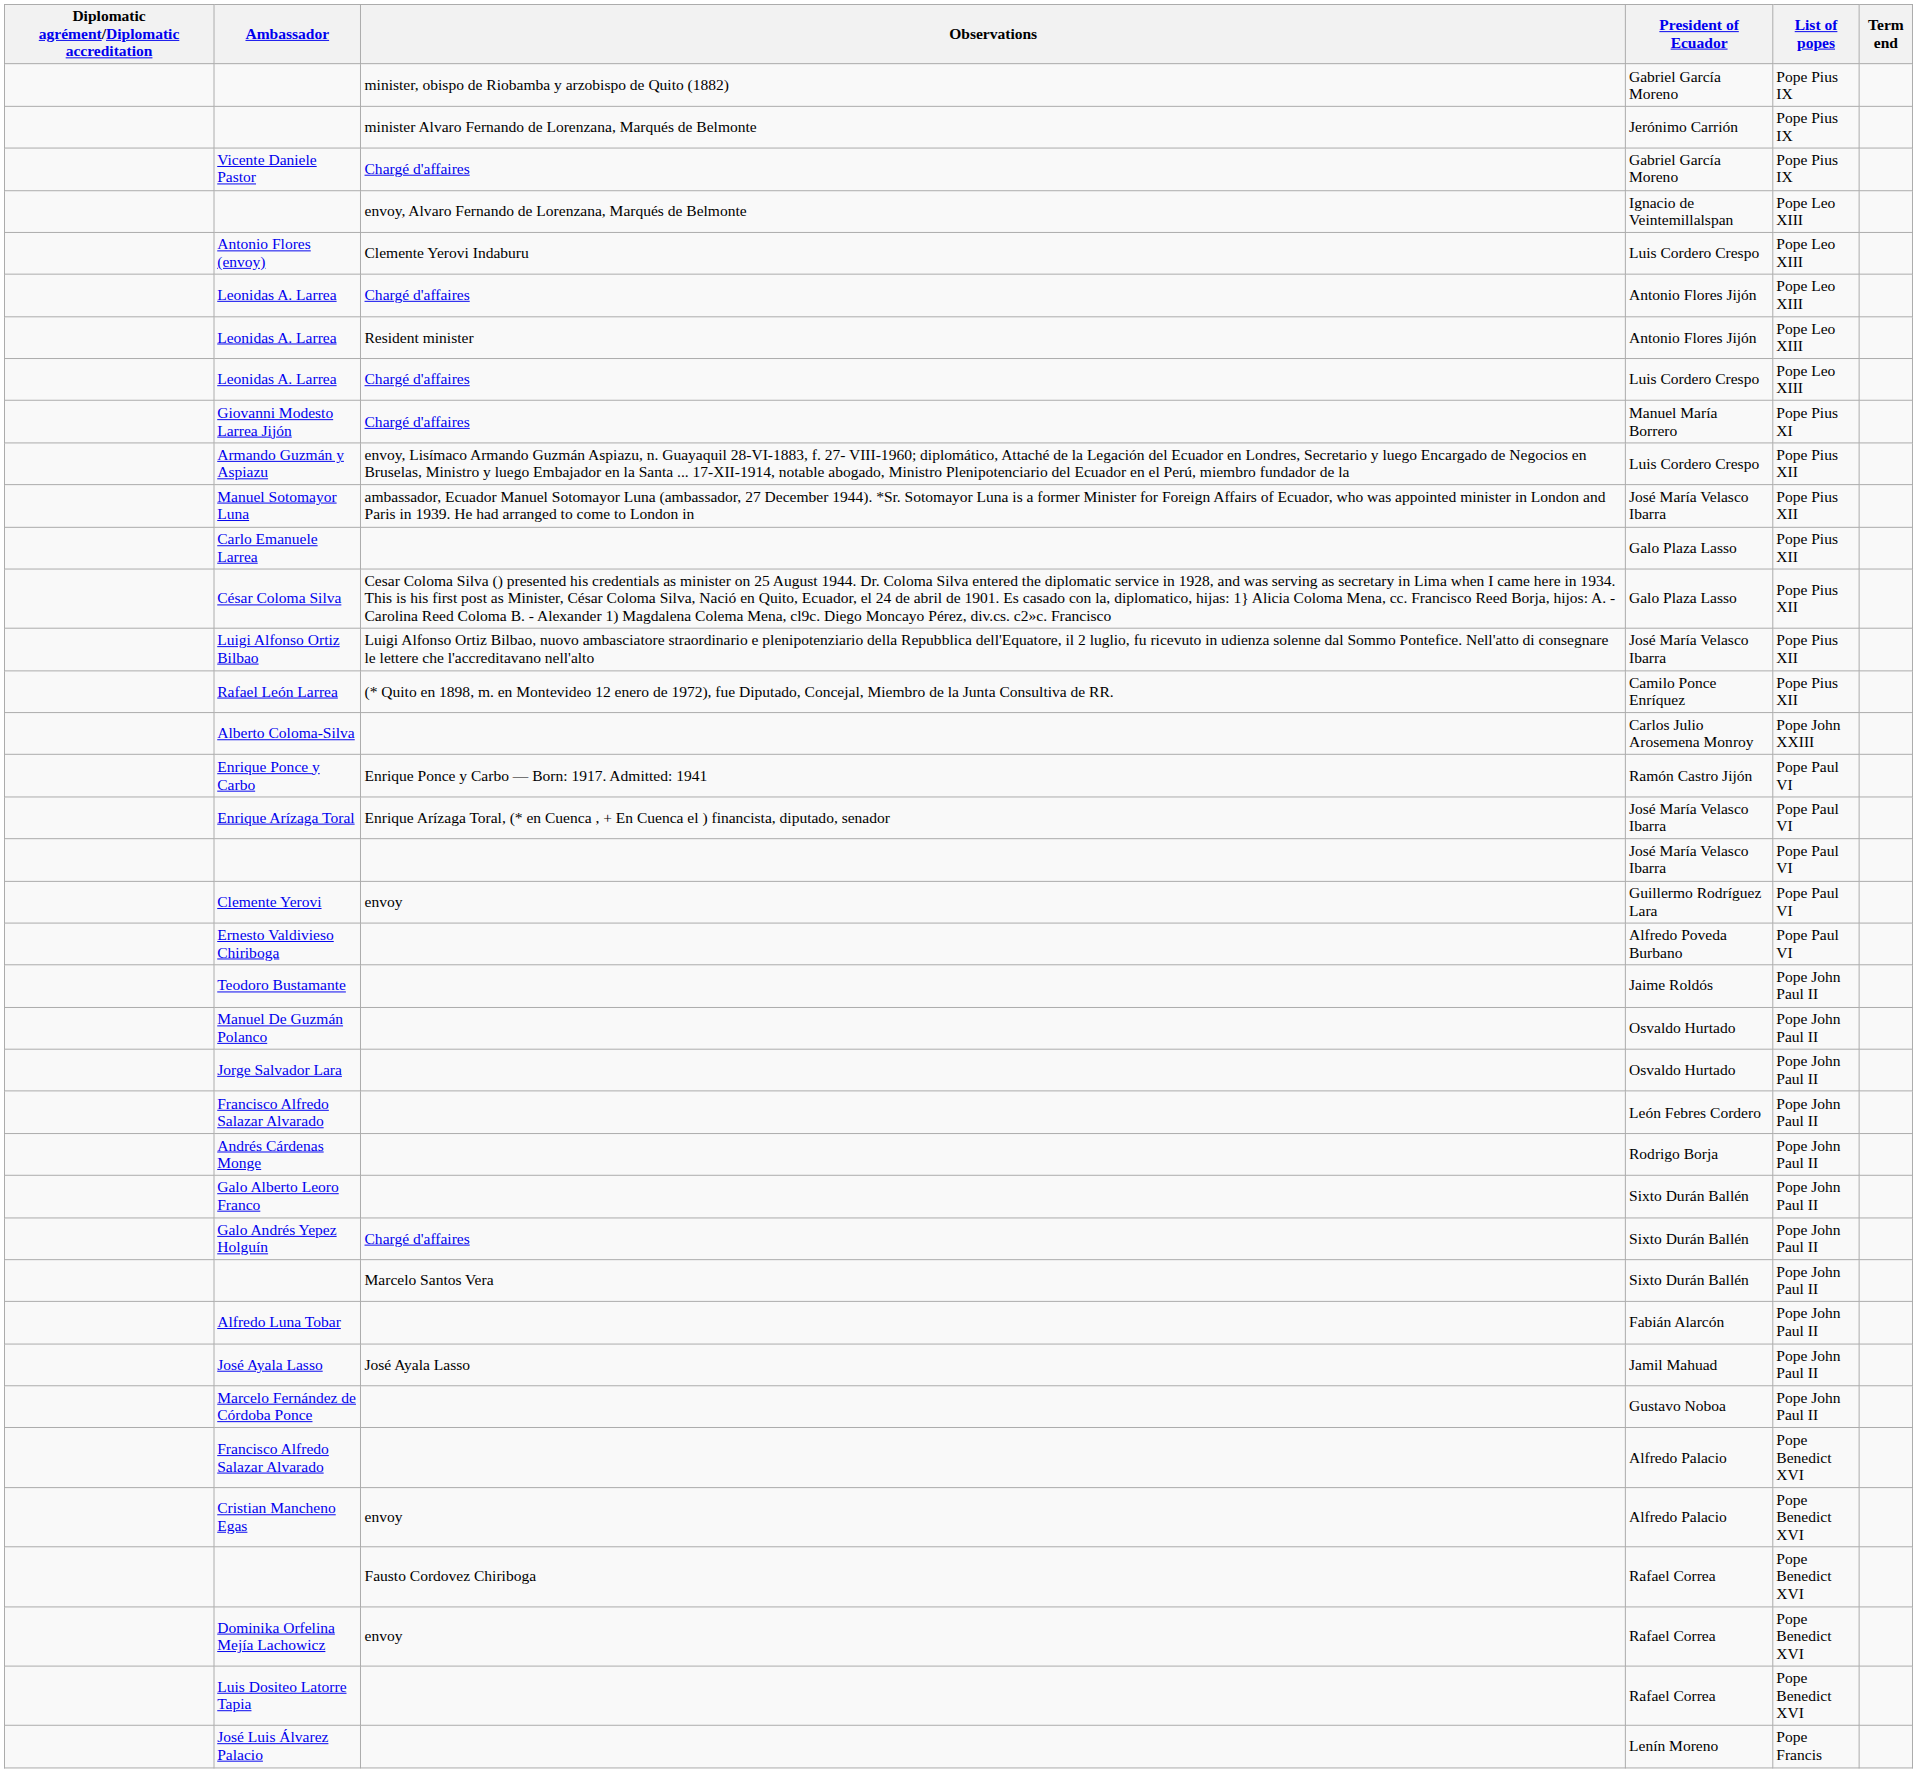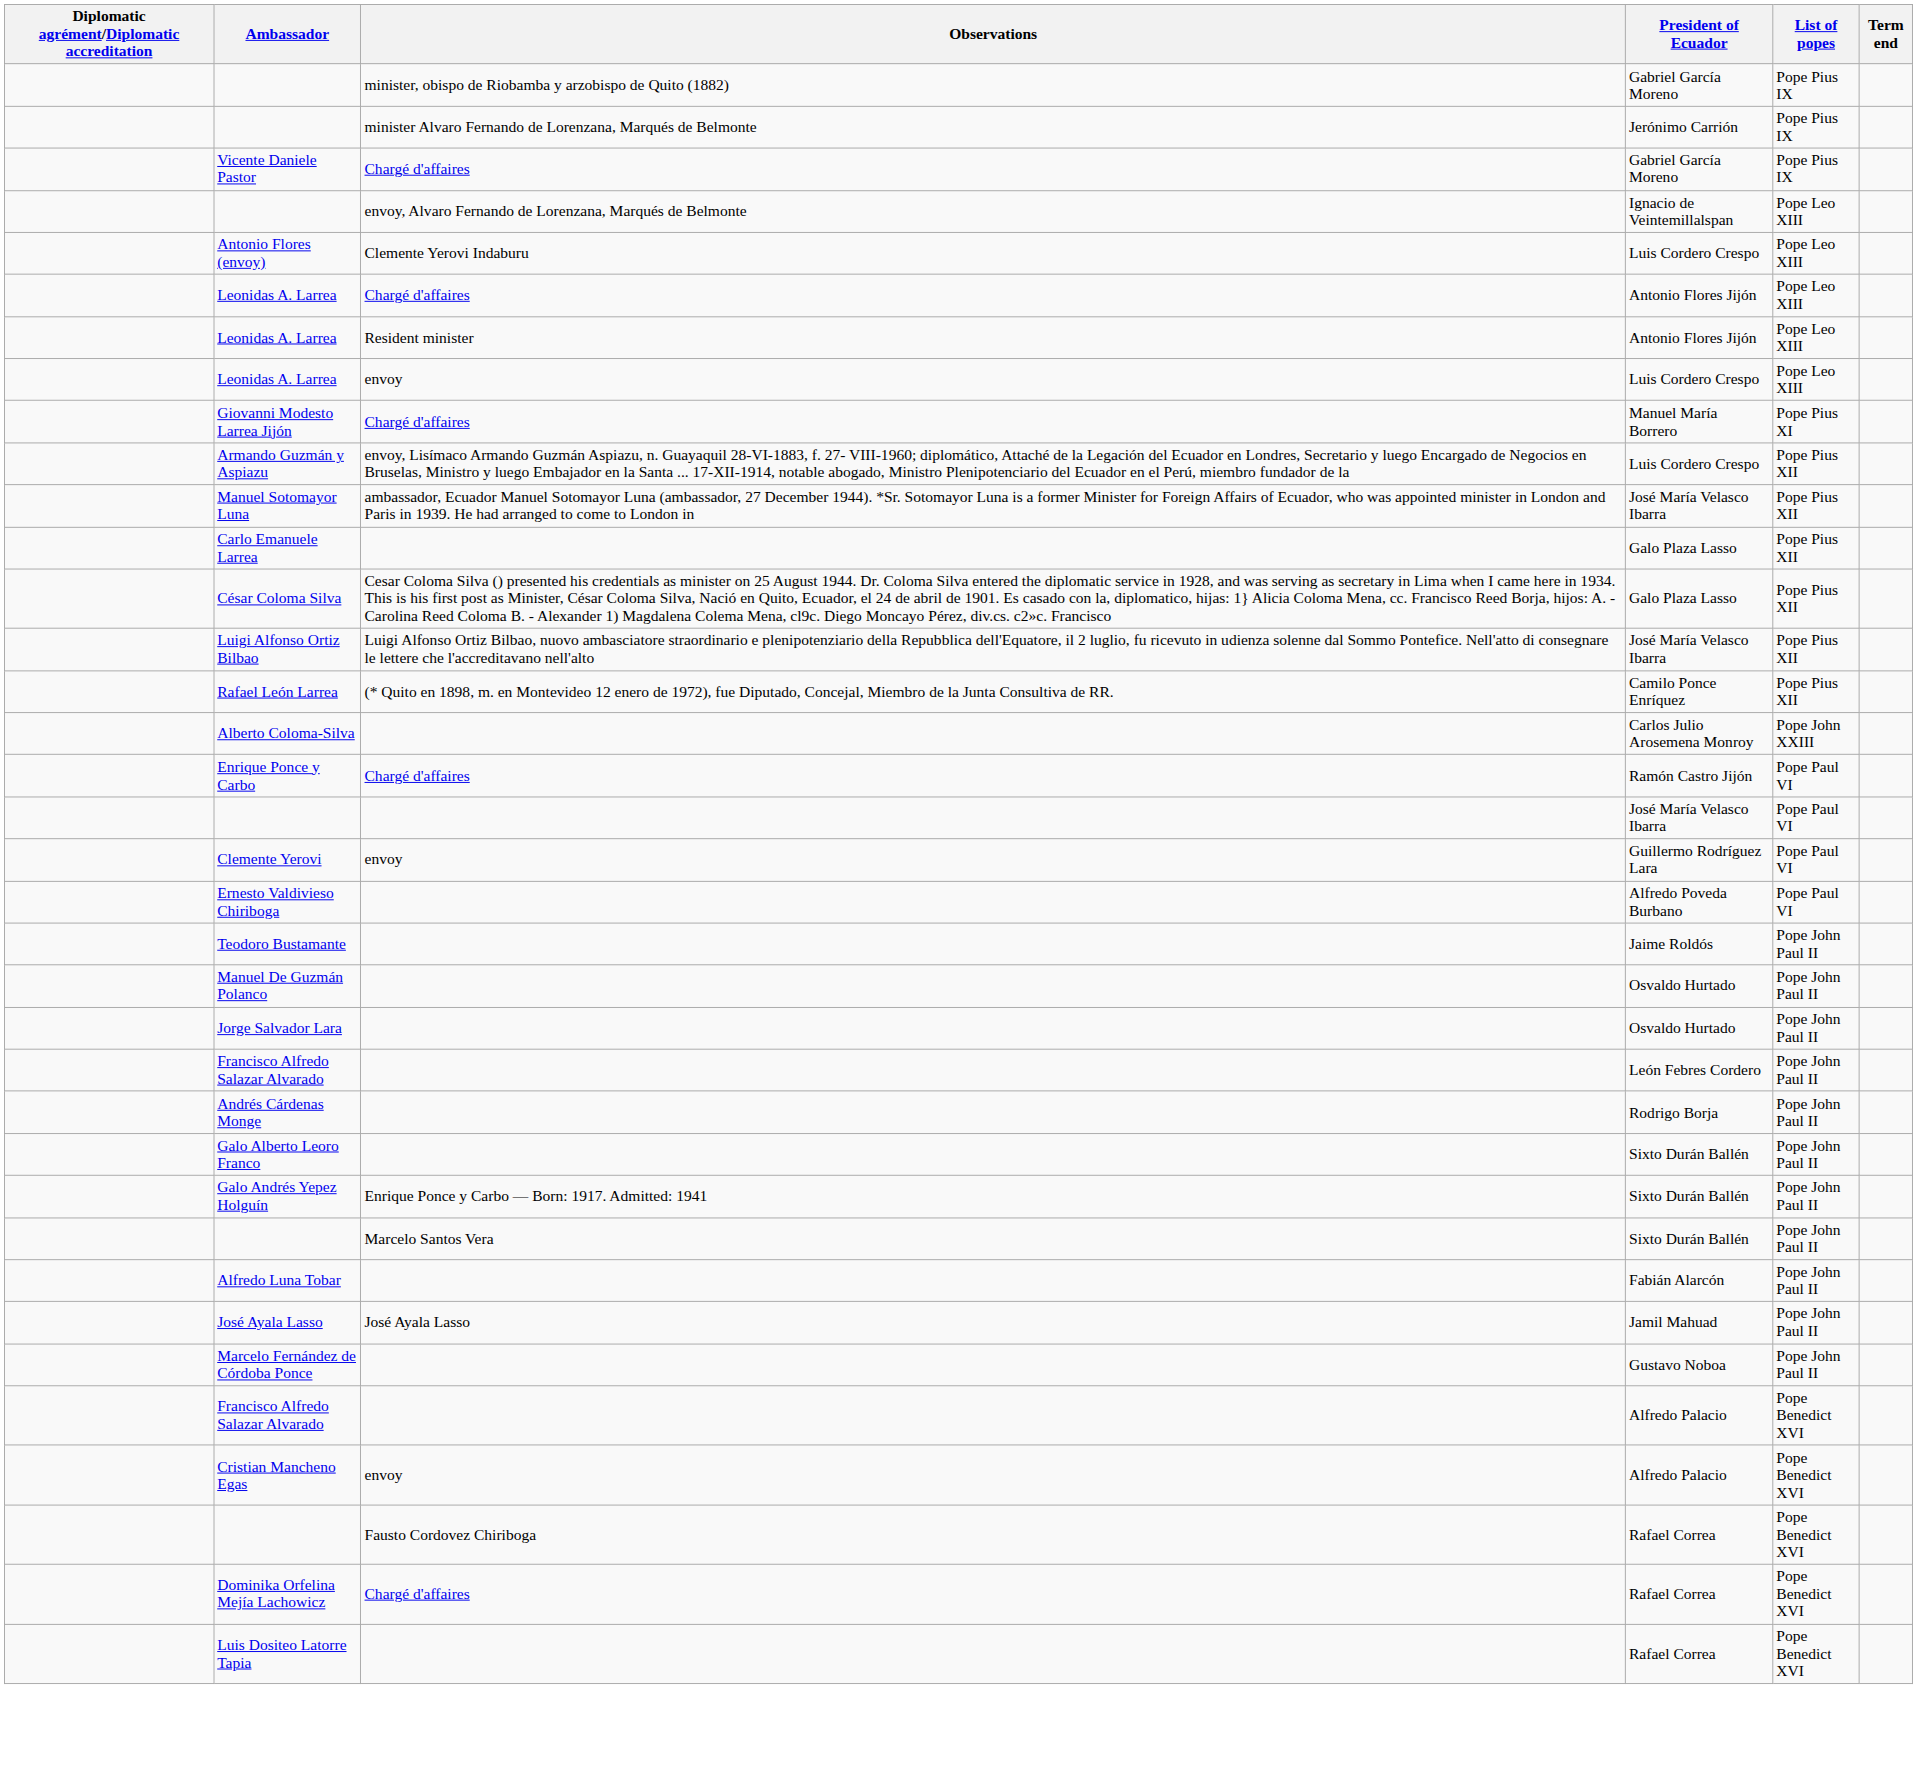(417, 379) Chargé d'affaires -> (383, 379) envoy
(536, 775) Enrique Ponce y Carbo — Born: 1917. Admitted: 1941 -> (417, 775) Chargé d'affaires
- row: (286, 817)
(417, 1238) Chargé d'affaires -> (536, 1196) Enrique Ponce y Carbo — Born: 1917. Admitted: 1941
(383, 1636) envoy -> (417, 1594) Chargé d'affaires
- row: (273, 1746)
